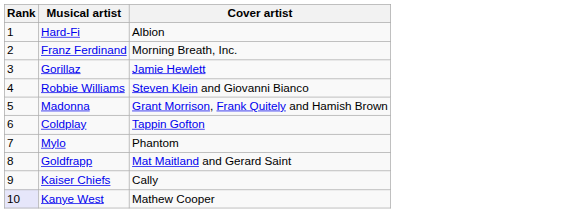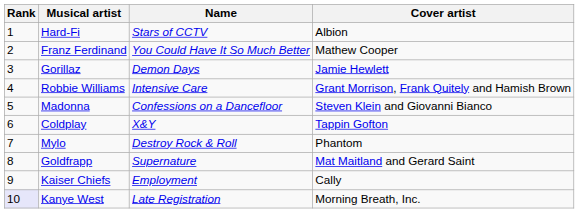+ column: (221, 13)
(185, 50) Morning Breath, Inc. -> (357, 50) Mathew Cooper
(220, 87) Steven Klein and Giovanni Bianco -> (443, 87) Grant Morrison, Frank Quitely and Hamish Brown
(260, 106) Grant Morrison, Frank Quitely and Hamish Brown -> (404, 106) Steven Klein and Giovanni Bianco
(173, 198) Mathew Cooper -> (368, 198) Morning Breath, Inc.
